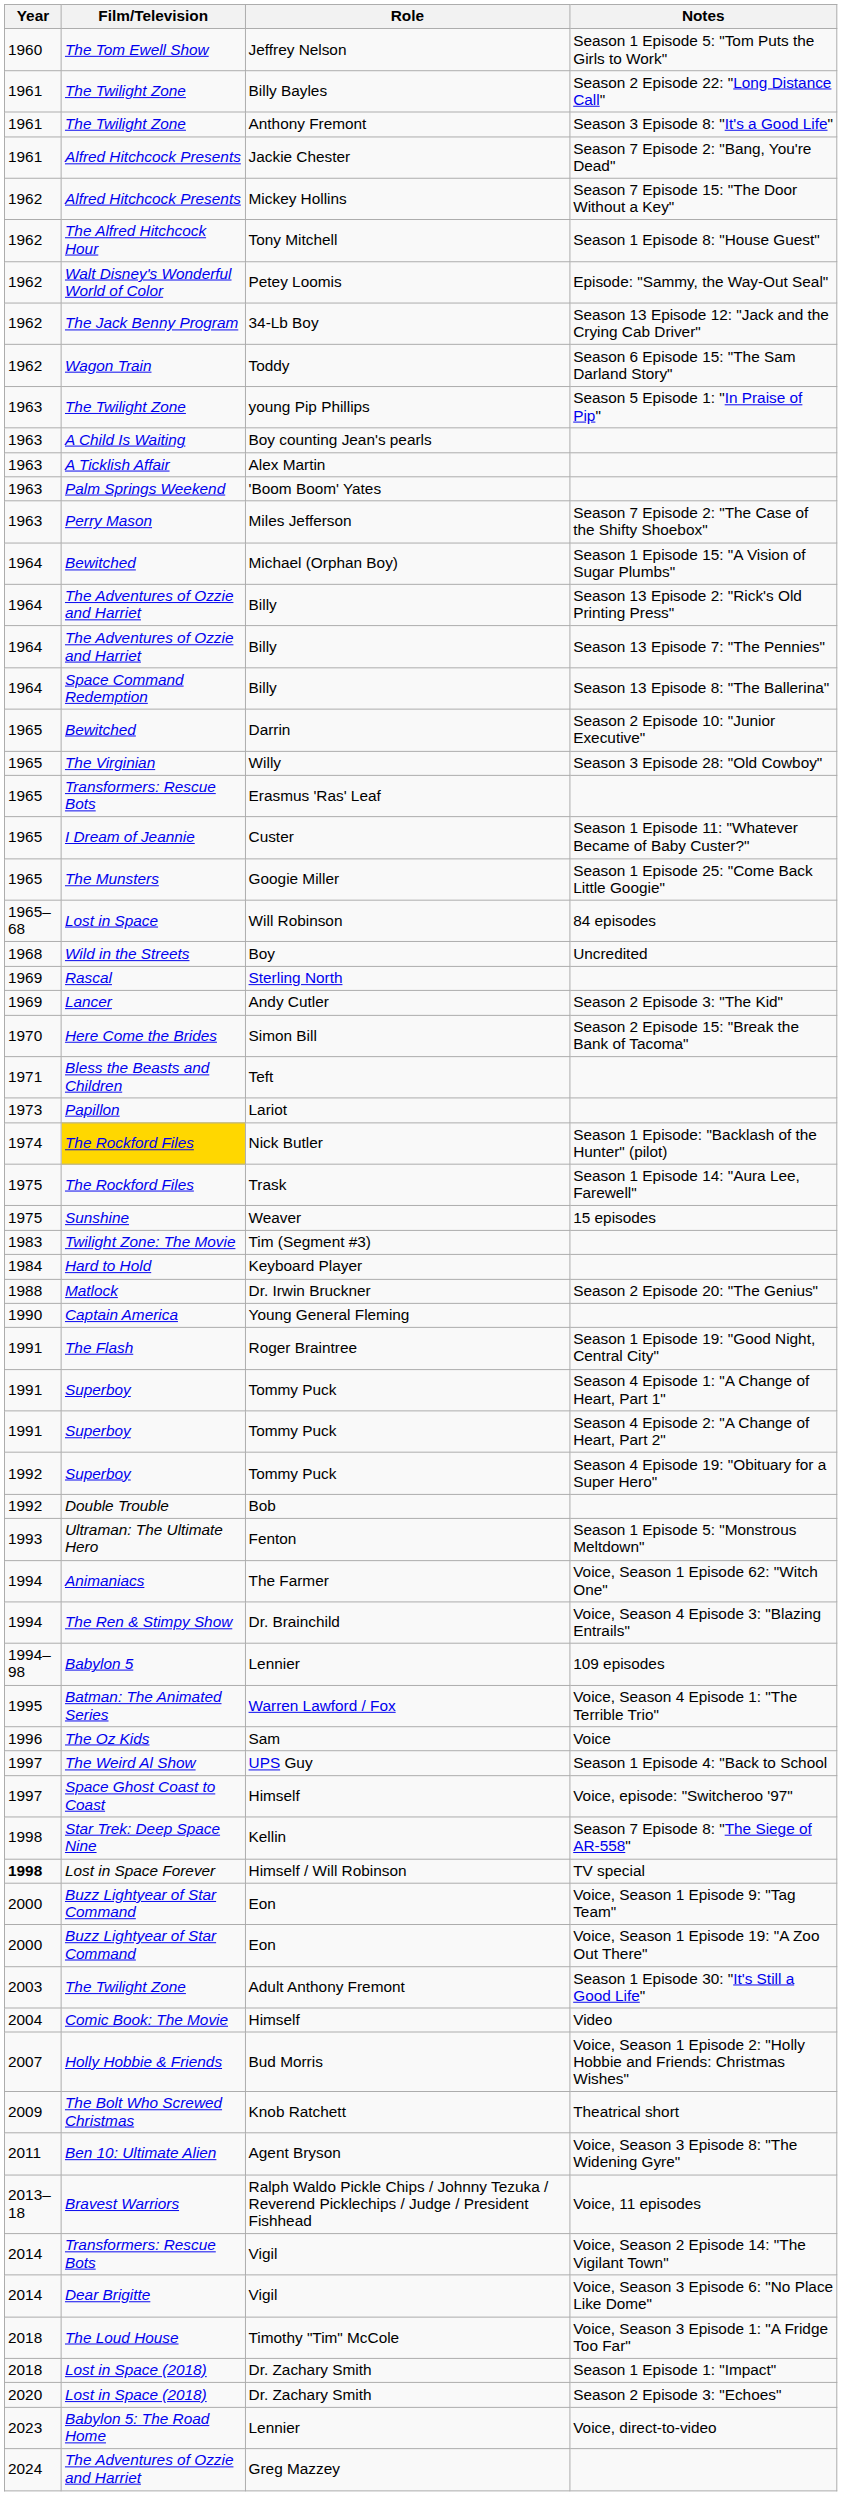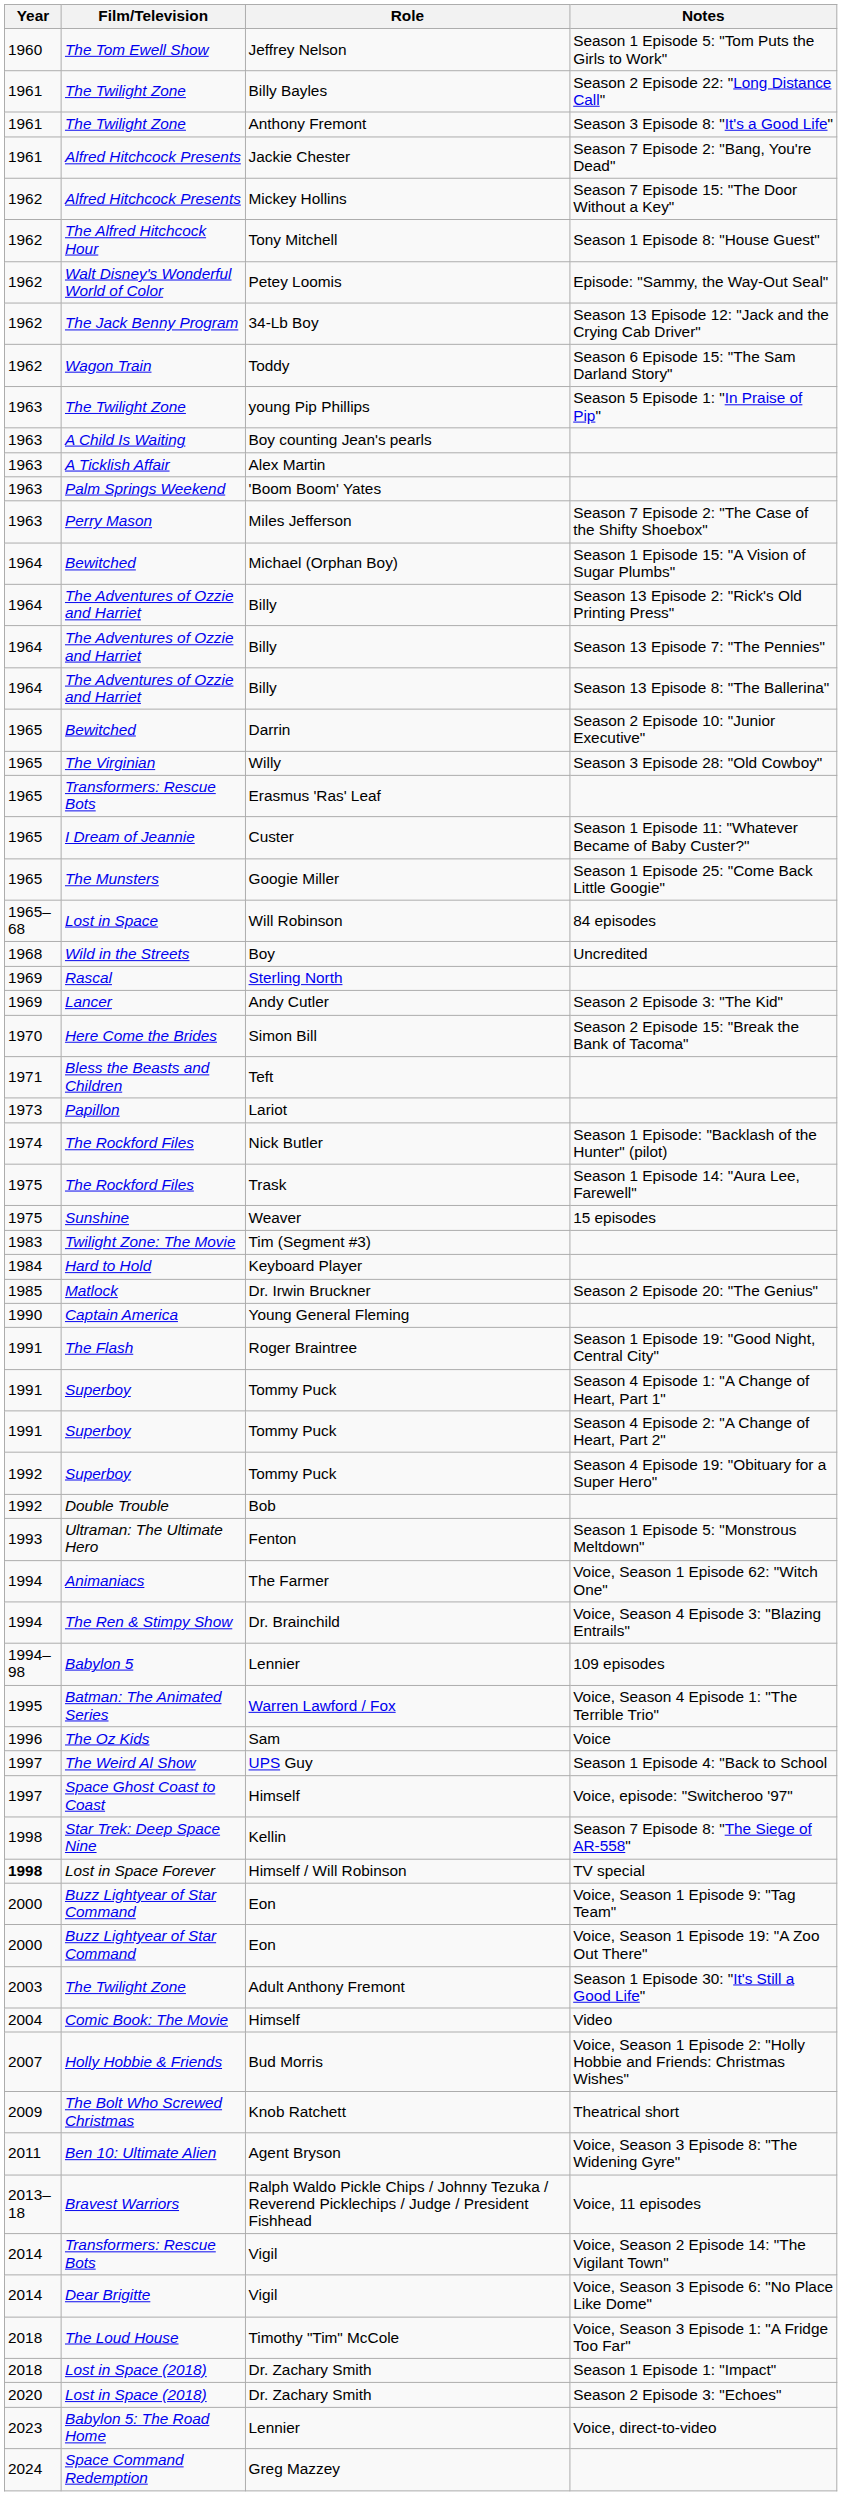(124, 688) Space Command Redemption -> (149, 688) The Adventures of Ozzie and Harriet
(129, 1143) gold background -> (129, 1143) no background
(25, 1291) 1988 -> (25, 1291) 1985
(149, 2469) The Adventures of Ozzie and Harriet -> (124, 2469) Space Command Redemption
